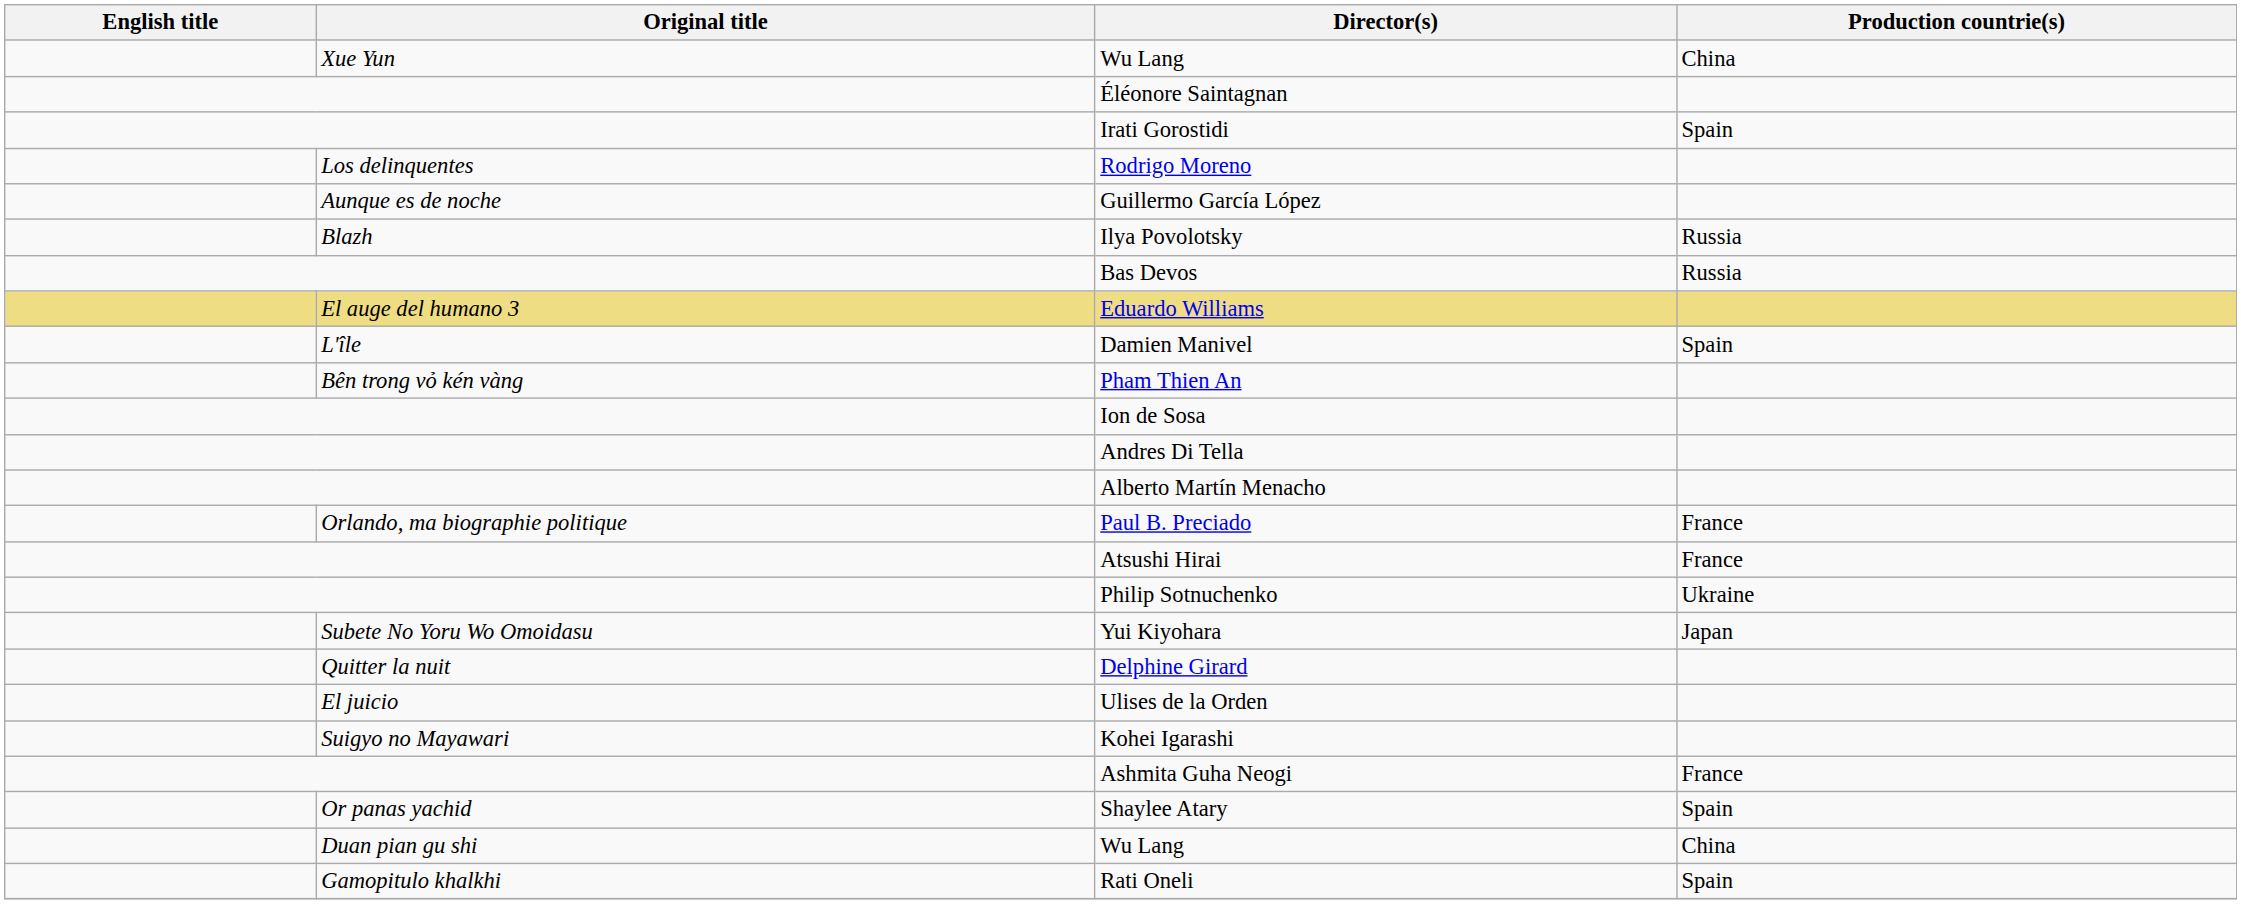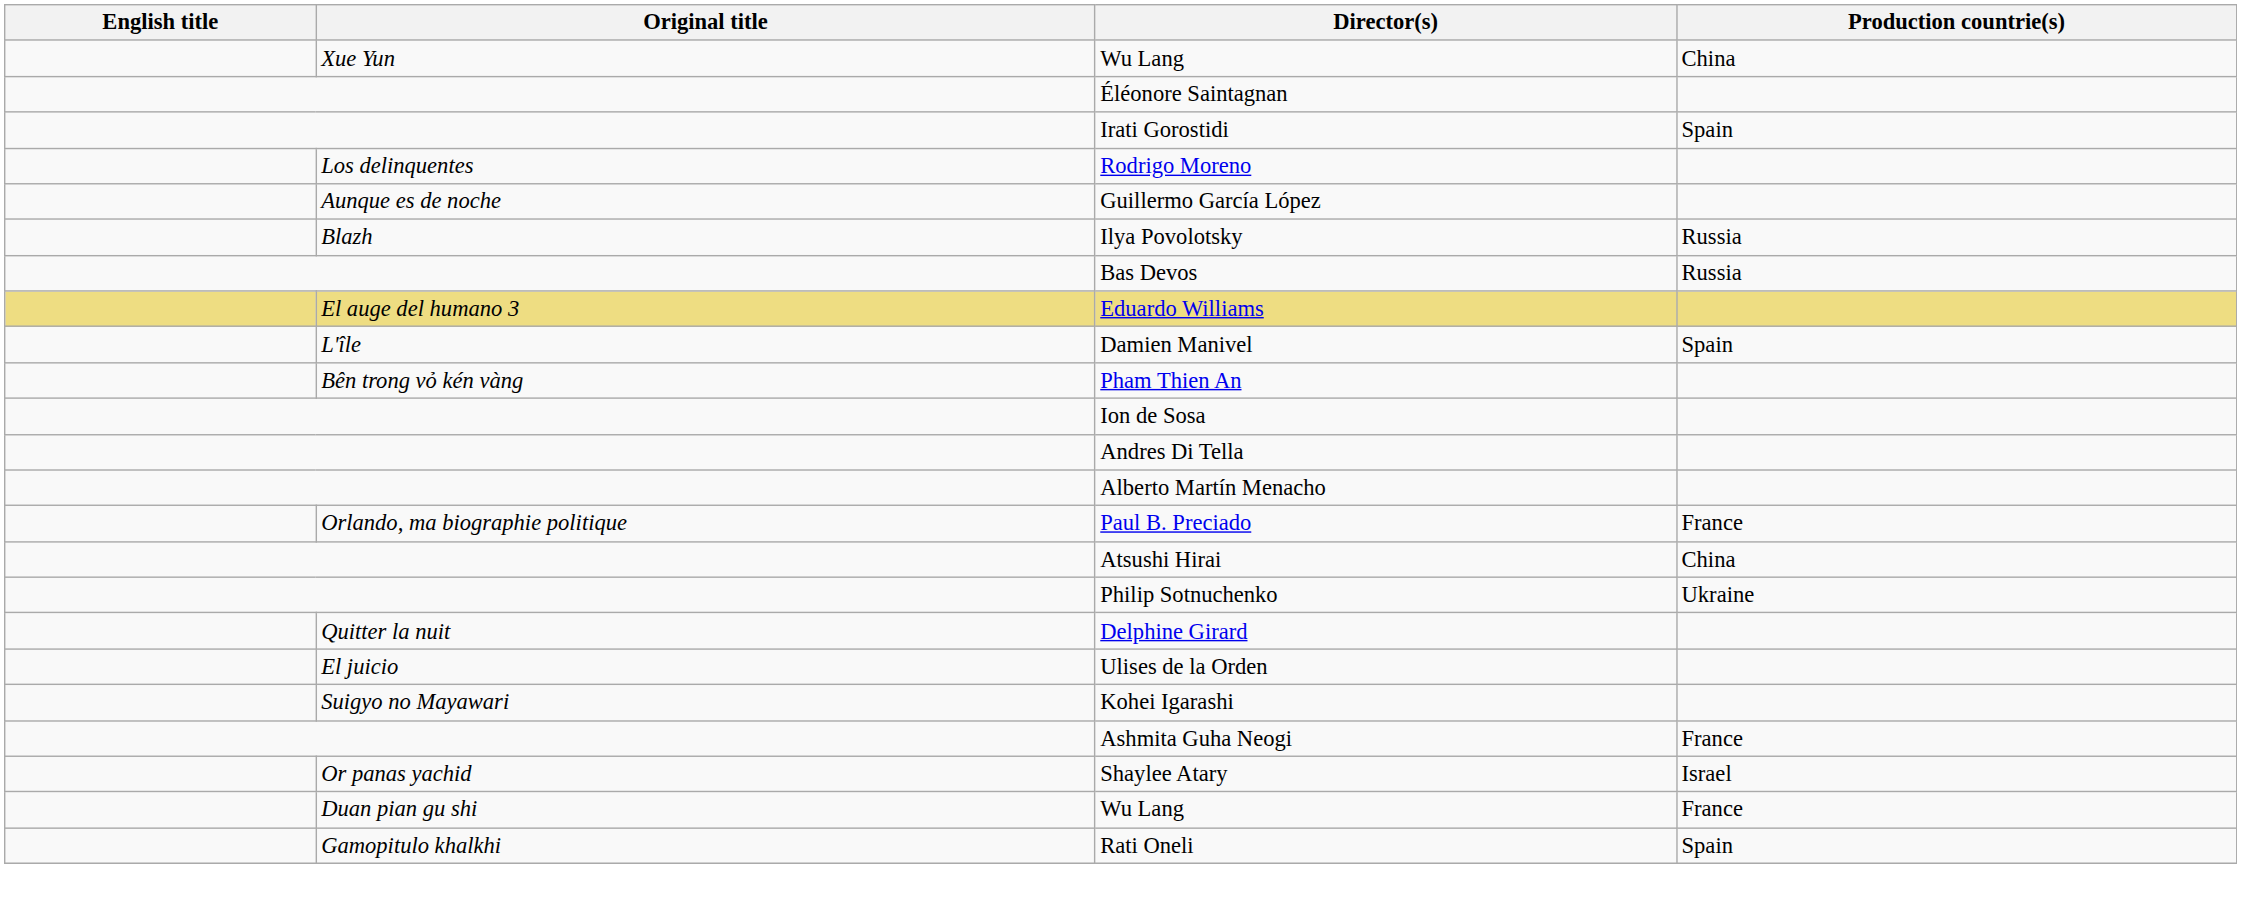(1712, 559) France -> (1708, 559) China
- row: (457, 630)
(1707, 809) Spain -> (1707, 773) Israel
(1708, 845) China -> (1712, 809) France
